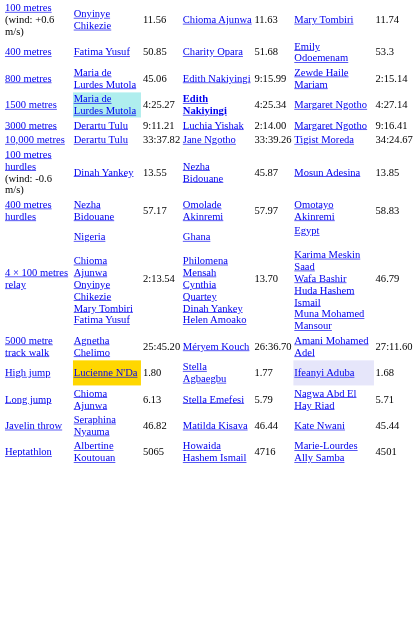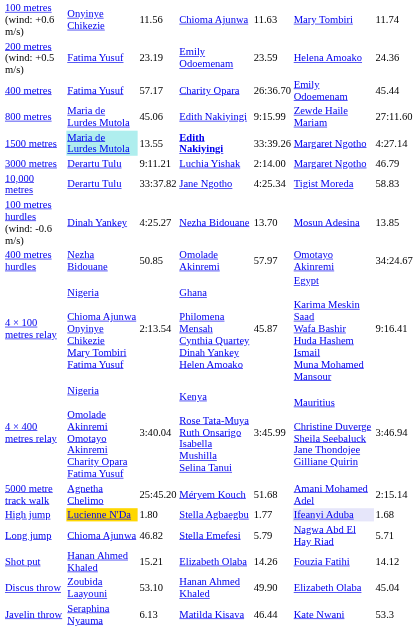+ row: (30, 58)
(155, 52) 50.85 -> (151, 90) 57.17
(266, 52) 51.68 -> (272, 90) 26:36.70
(385, 52) 53.3 -> (387, 90) 45.44
(392, 78) 2:15.14 -> (394, 116) 27:11.60
(159, 105) 4:25.27 -> (151, 143) 13.55
(270, 105) 4:25.34 -> (272, 143) 33:39.26
(392, 125) 9:16.41 -> (387, 163) 46.79
(273, 140) 33:39.26 -> (270, 184) 4:25.34
(394, 140) 34:24.67 -> (387, 184) 58.83
(155, 172) 13.55 -> (155, 222) 4:25.27
(266, 172) 45.87 -> (266, 222) 13.70
(155, 210) 57.17 -> (151, 260) 50.85
(387, 210) 58.83 -> (394, 260) 34:24.67
(266, 278) 13.70 -> (266, 328) 45.87
(387, 278) 46.79 -> (392, 328) 9:16.41
+ row: (31, 432)
(273, 346) 26:36.70 -> (266, 494) 51.68
(394, 346) 27:11.60 -> (392, 494) 2:15.14
(152, 399) 6.13 -> (151, 535) 46.82
+ row: (23, 561)
+ row: (33, 588)
(155, 425) 46.82 -> (149, 614) 6.13
(387, 425) 45.44 -> (385, 614) 53.3
- row: (28, 452)
